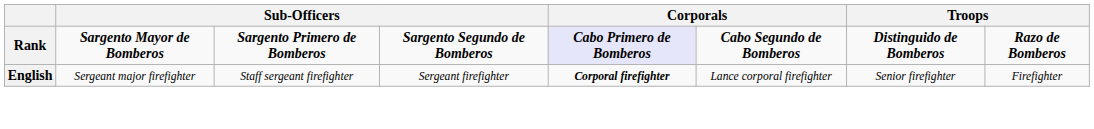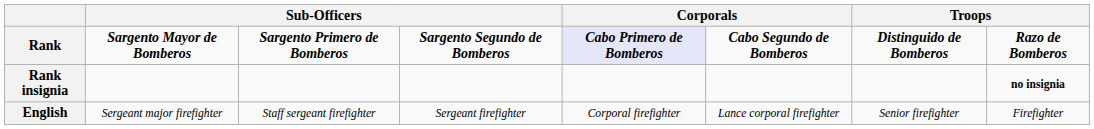+ row: (45, 83)
(622, 75) bold -> (634, 113) normal
